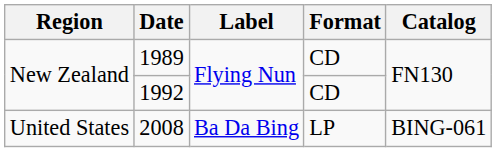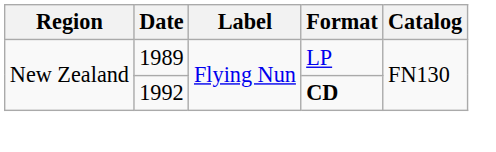(325, 57) CD -> (319, 57) LP
(325, 92) normal -> (322, 92) bold
- row: (162, 127)
